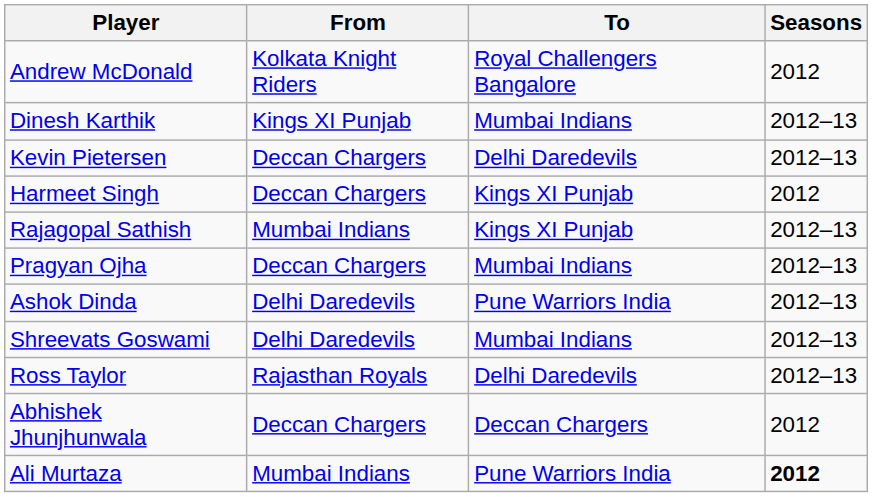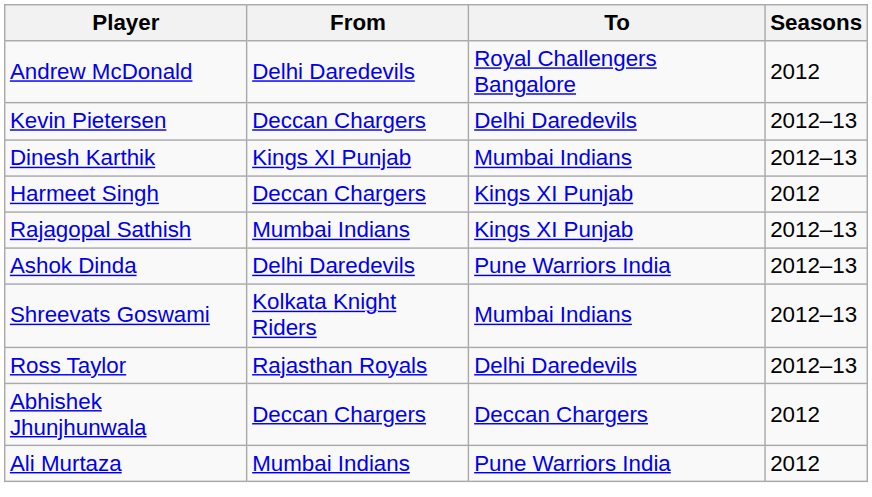(324, 71) Kolkata Knight Riders -> (333, 71) Delhi Daredevils
rows swapped: (88, 156) <-> (83, 120)
- row: (78, 265)
(333, 338) Delhi Daredevils -> (324, 314) Kolkata Knight Riders
(795, 472) bold -> (795, 462) normal
